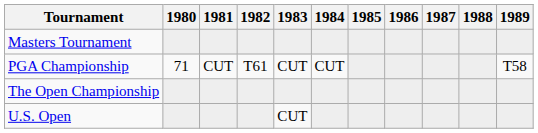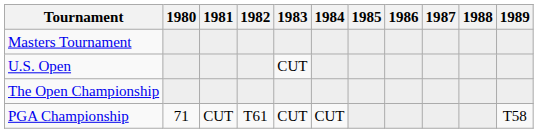rows swapped: (40, 116) <-> (68, 66)
